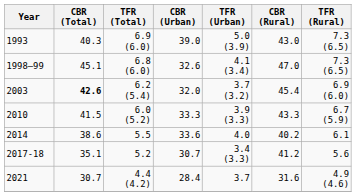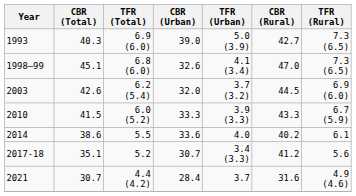(289, 41) 43.0 -> (289, 41) 42.7
(91, 90) bold -> (91, 90) normal
(289, 90) 45.4 -> (289, 90) 44.5
